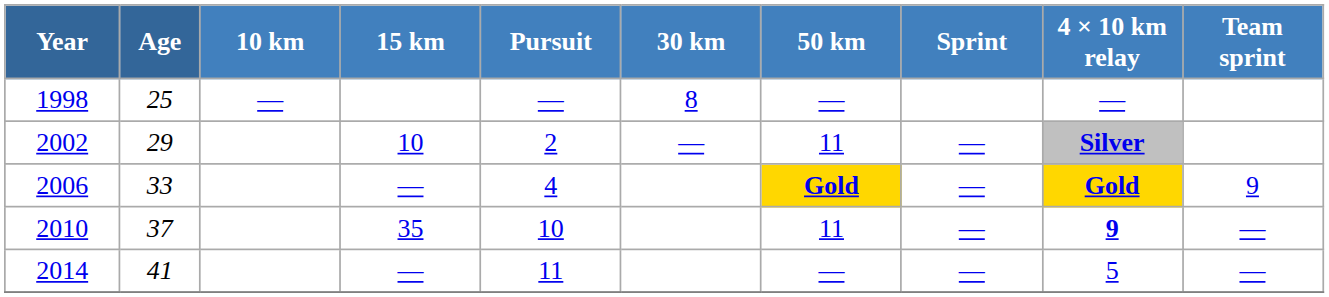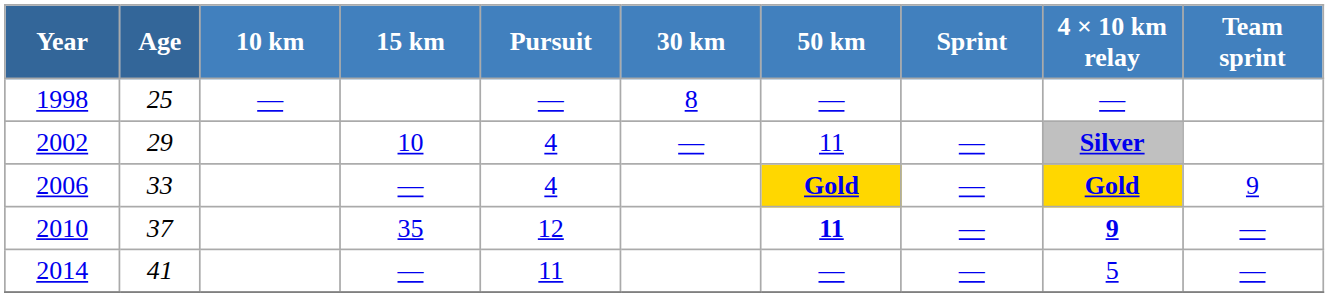(551, 142) 2 -> (551, 142) 4
(551, 228) 10 -> (551, 228) 12
(831, 228) normal -> (831, 228) bold
